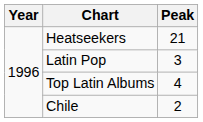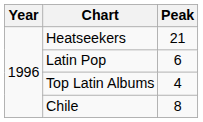(178, 60) 3 -> (178, 60) 6
(178, 106) 2 -> (178, 106) 8
